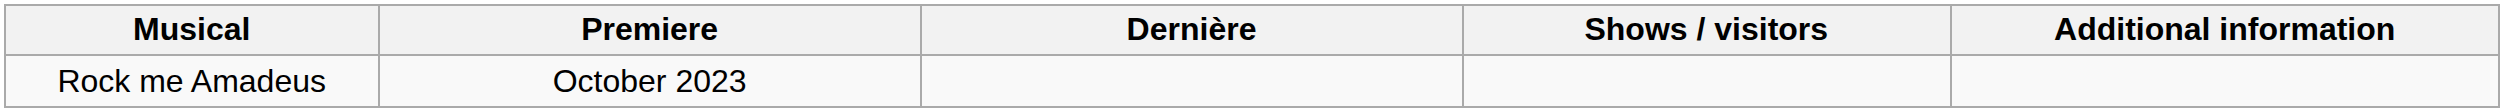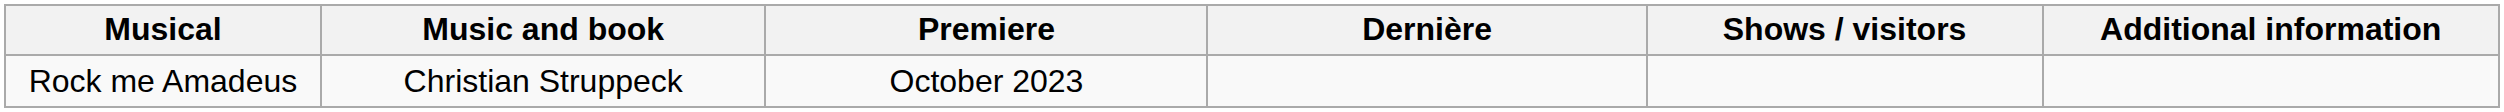+ column: (543, 29)
